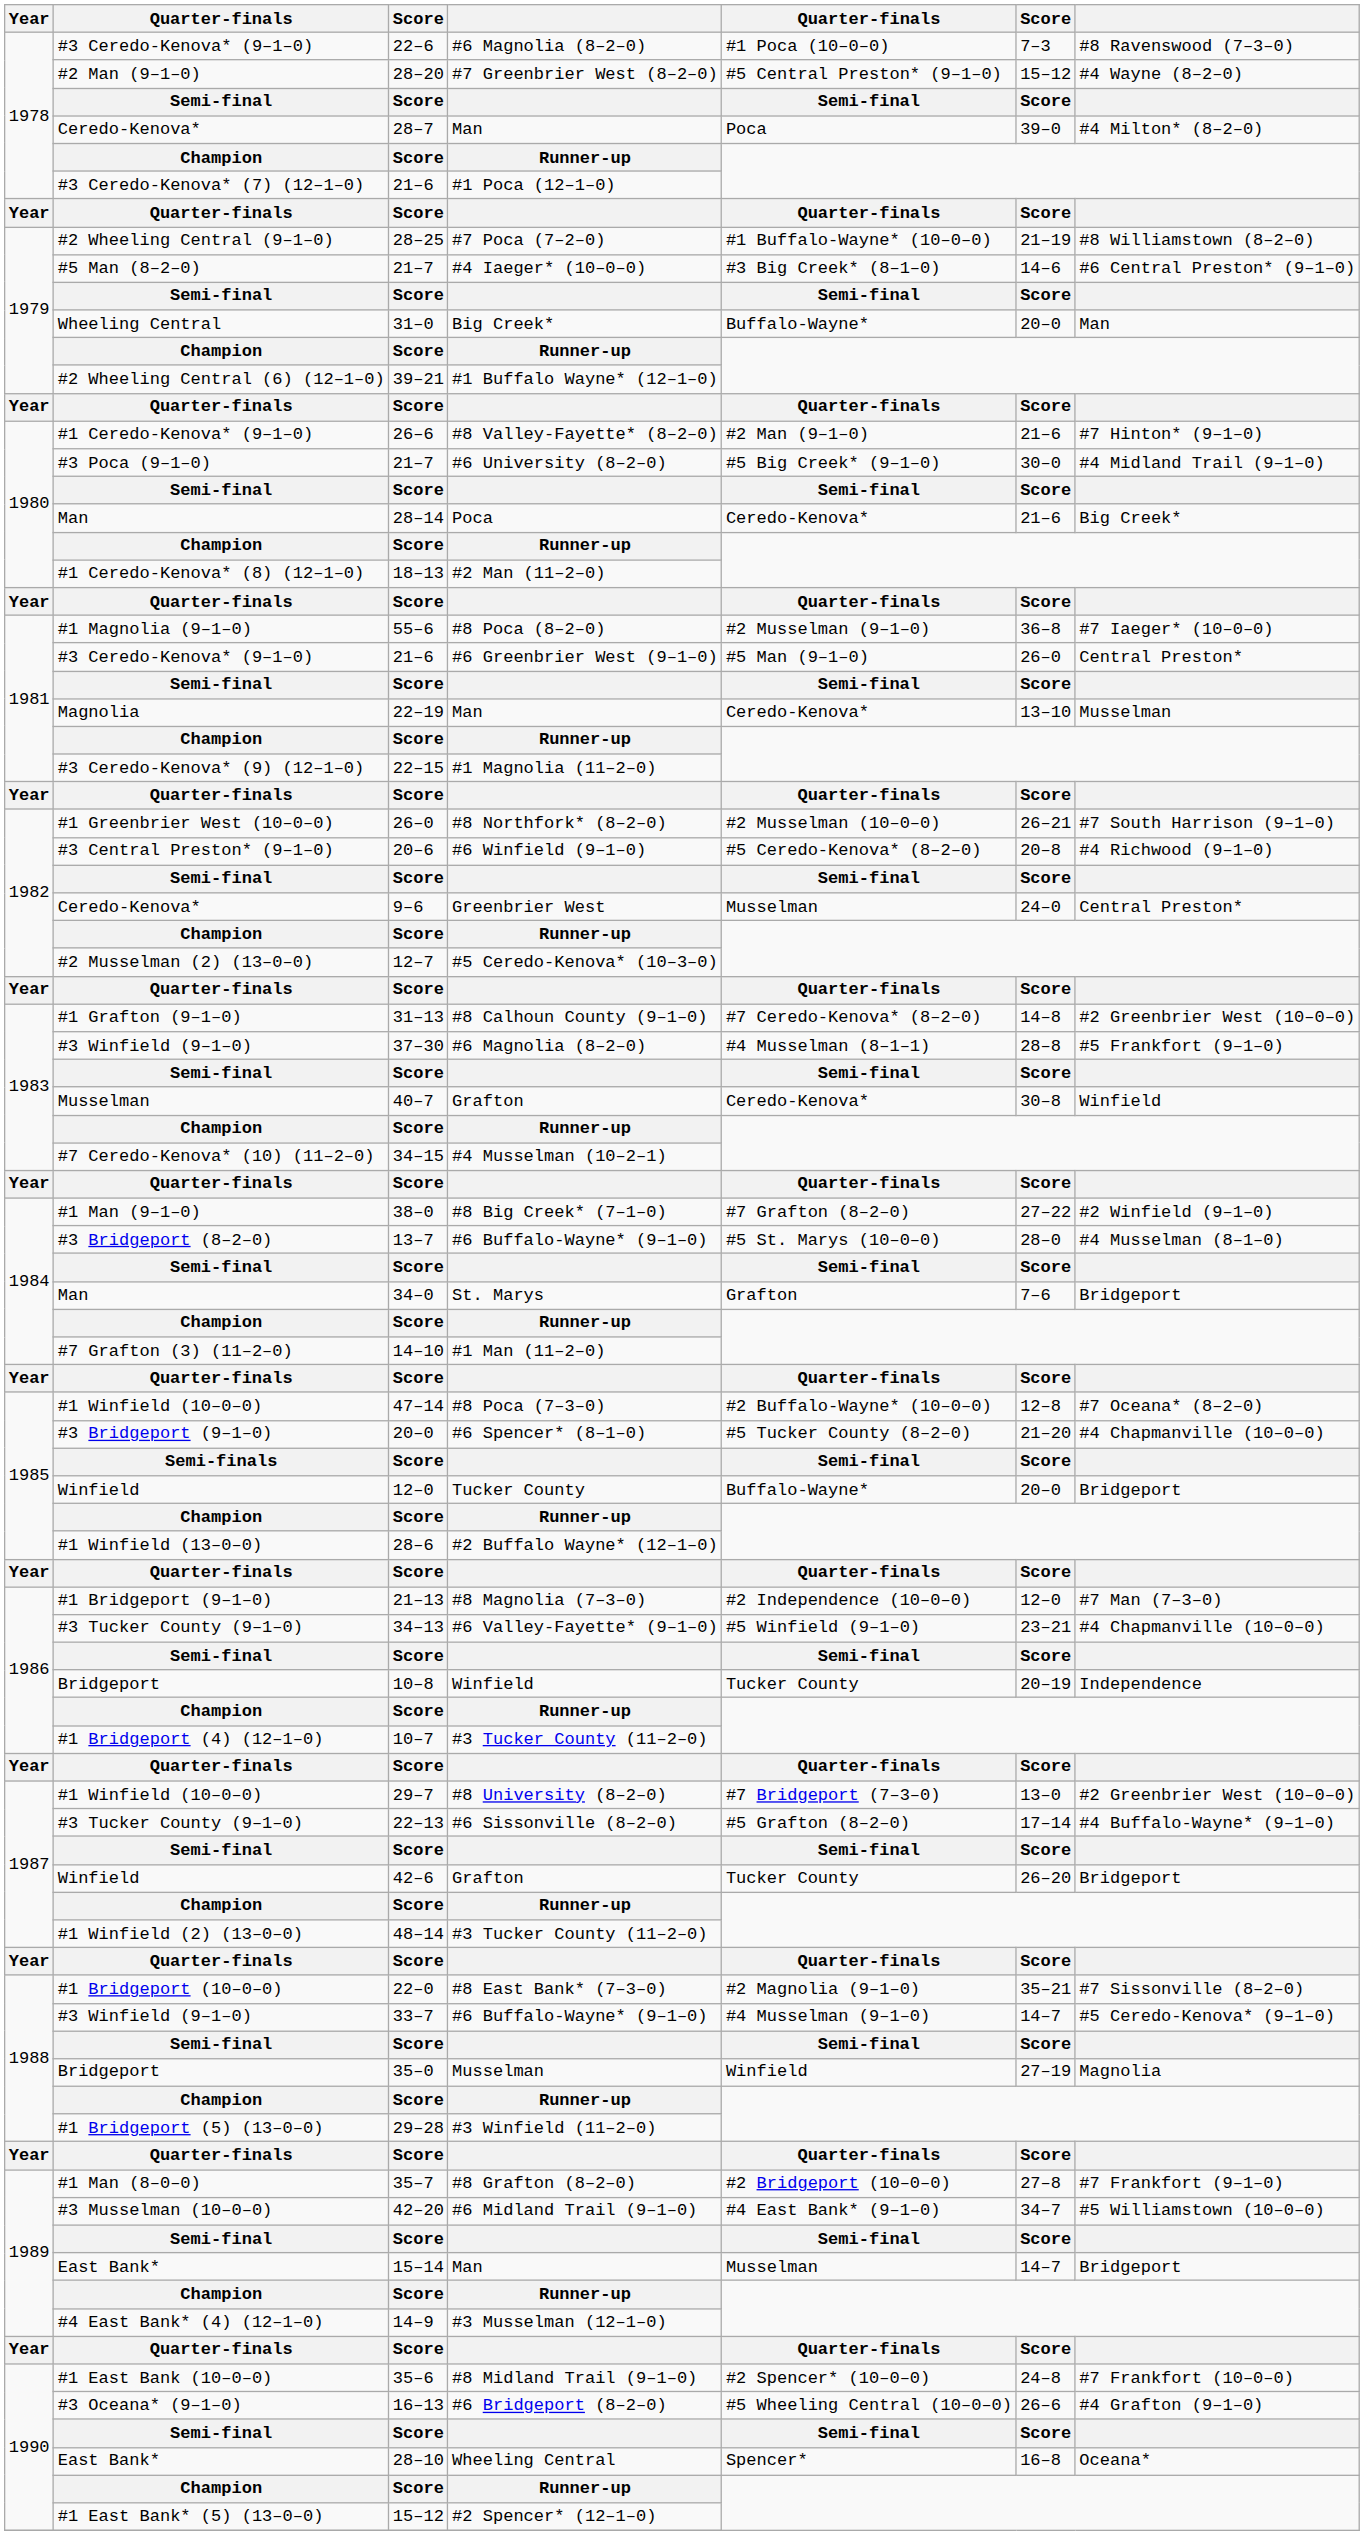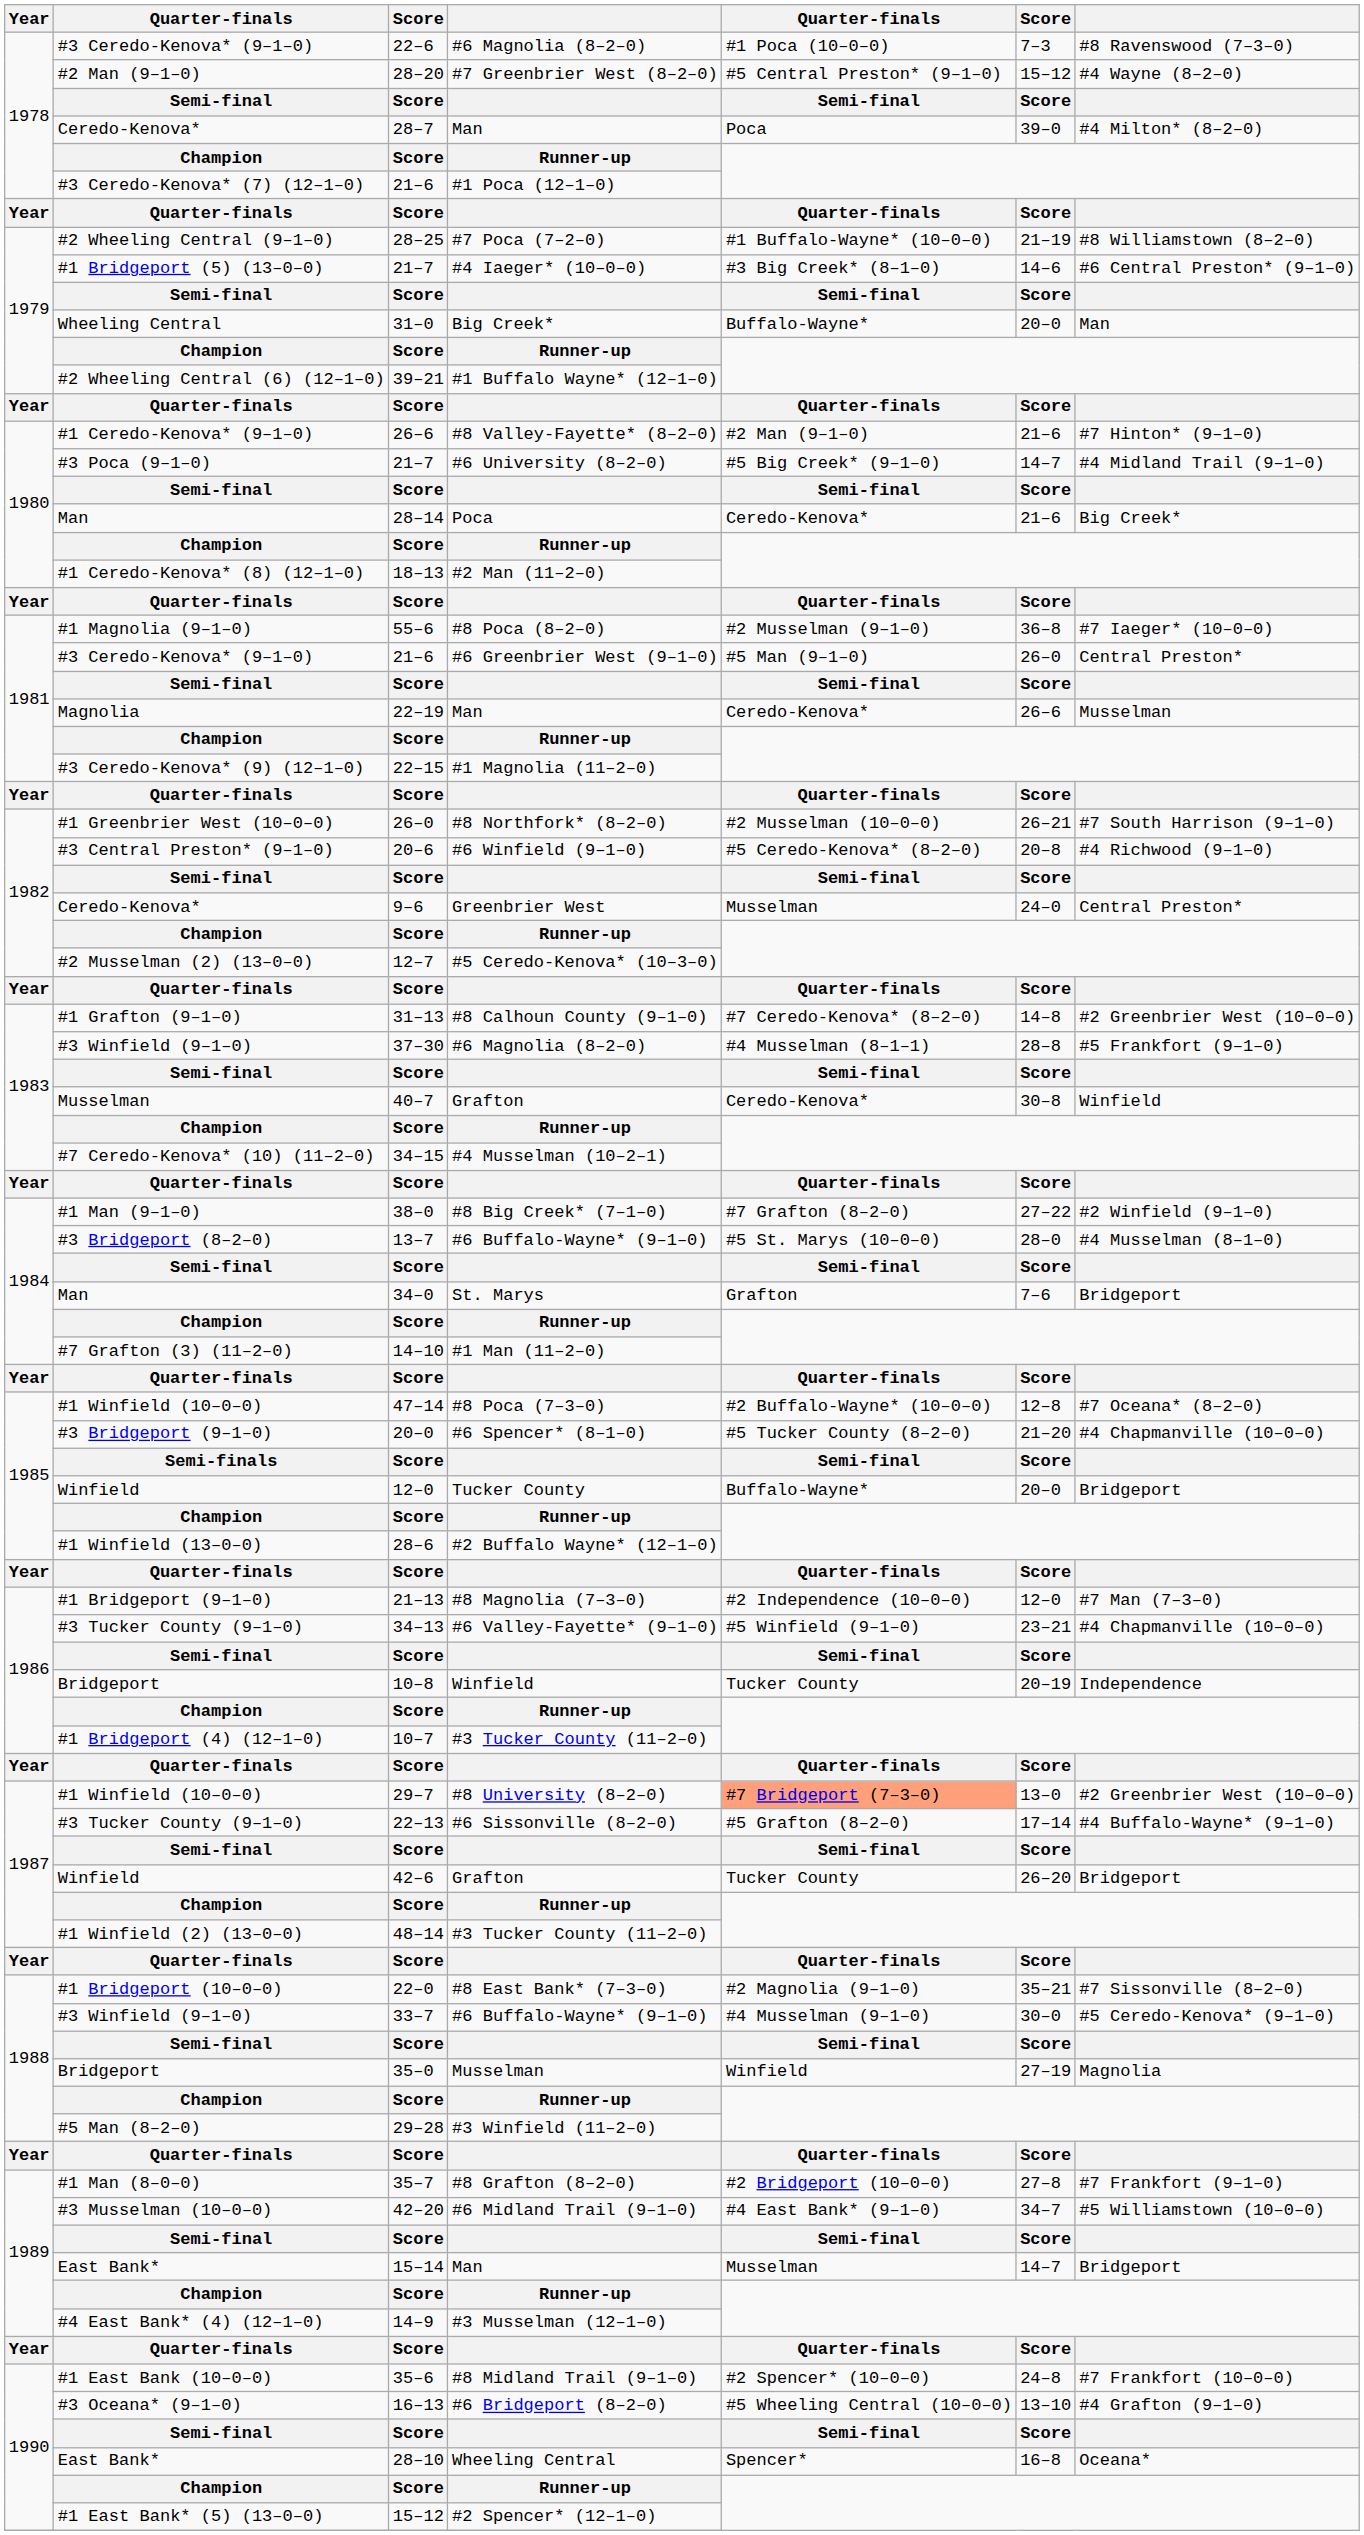(129, 268) #5 Man (8–2–0) -> (191, 268) #1 Bridgeport (5) (13–0–0)
(1041, 463) 30–0 -> (1041, 463) 14–7
(1046, 712) 13–10 -> (1041, 712) 26–6
(833, 1795) no background -> (833, 1795) lightsalmon background
(1041, 2017) 14–7 -> (1041, 2017) 30–0
(191, 2128) #1 Bridgeport (5) (13–0–0) -> (129, 2128) #5 Man (8–2–0)
(1041, 2406) 26–6 -> (1046, 2406) 13–10
